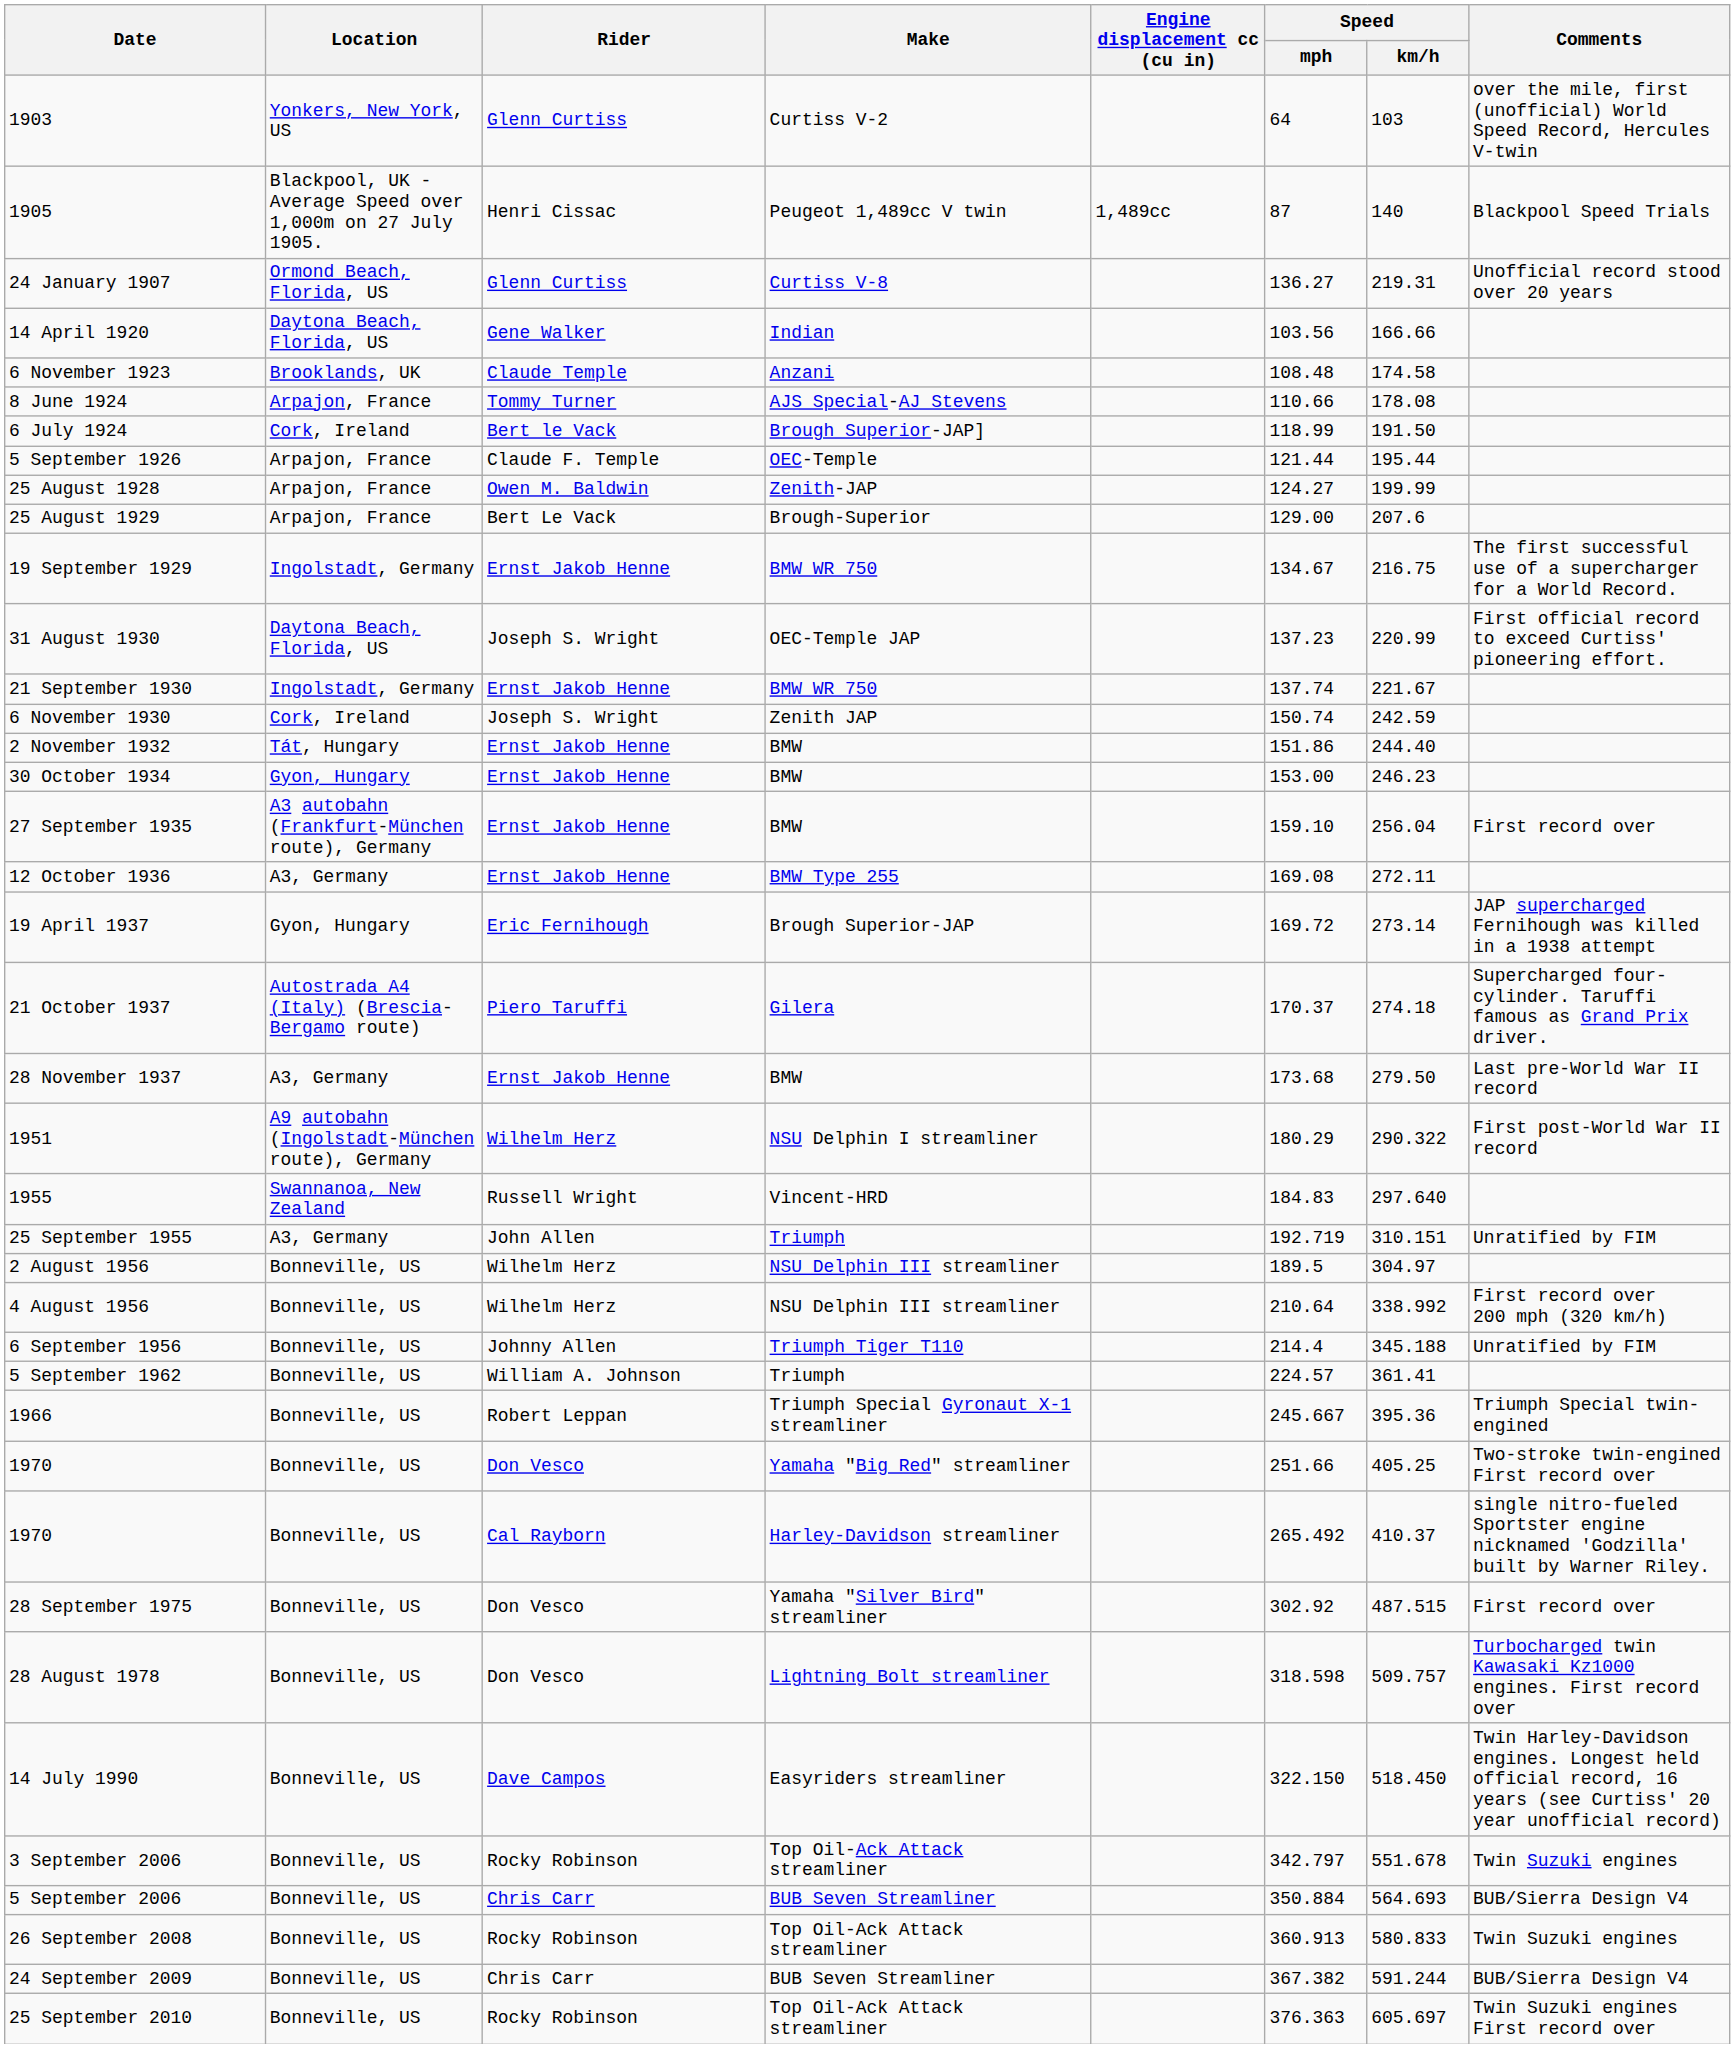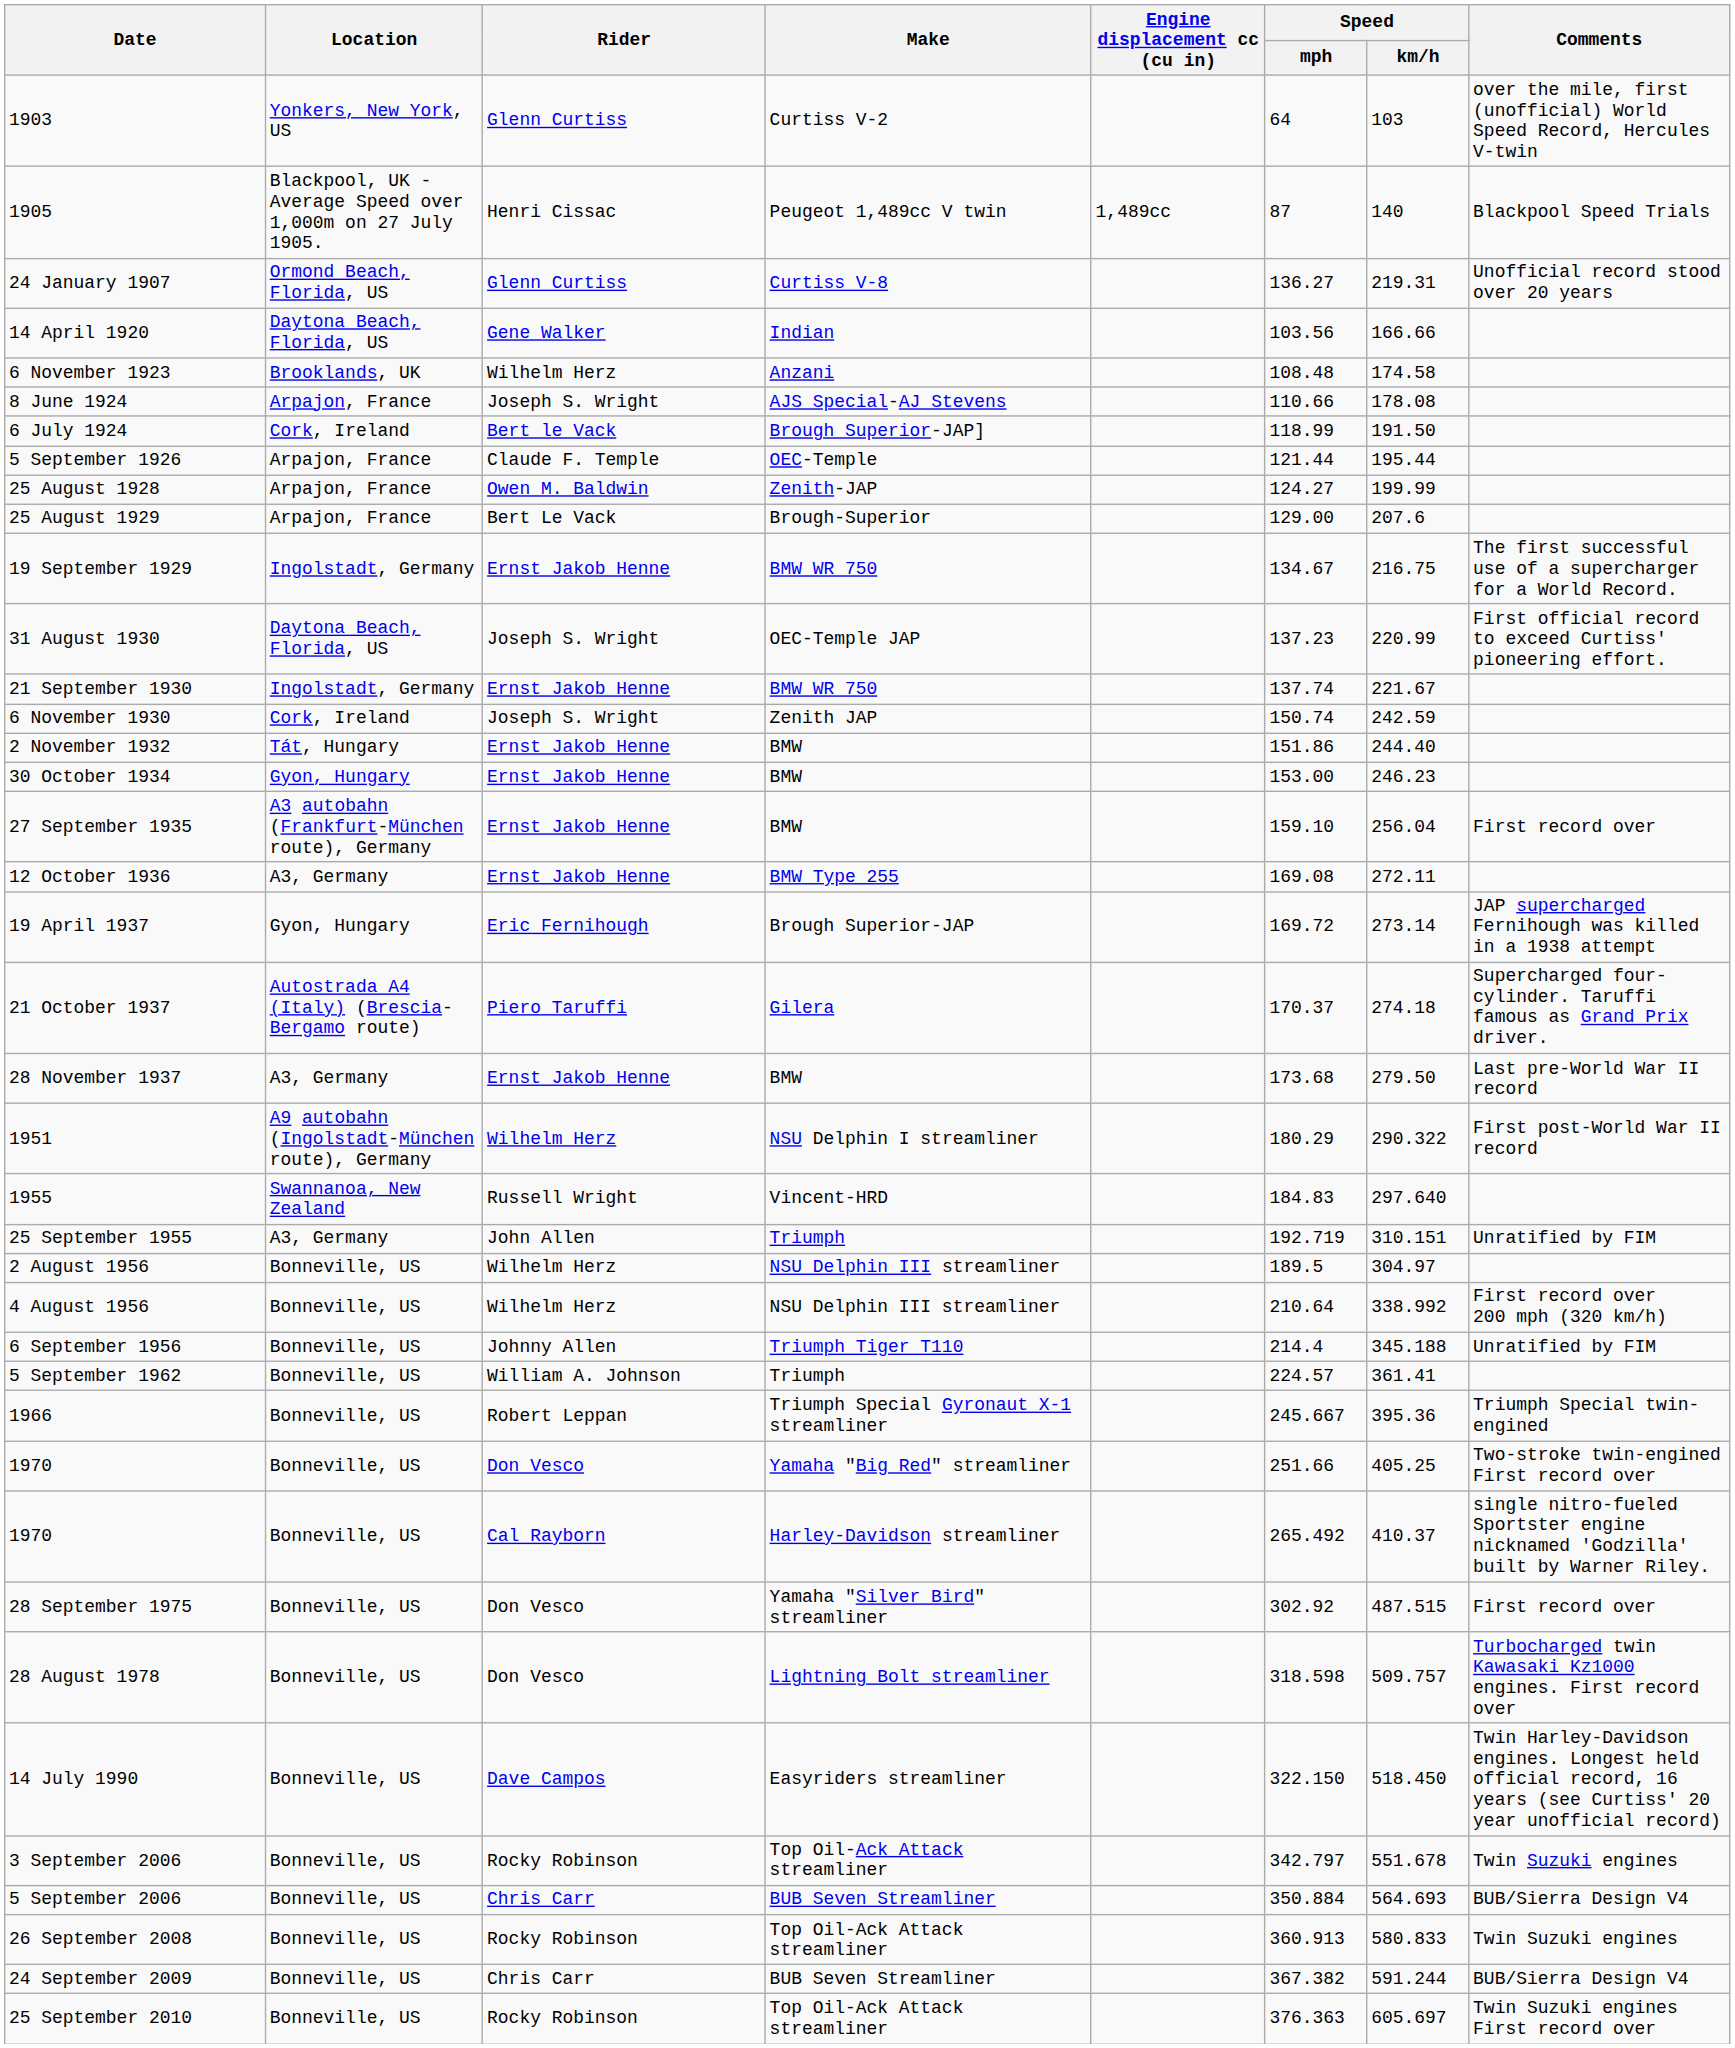(557, 373) Claude Temple -> (552, 373) Wilhelm Herz
(552, 402) Tommy Turner -> (573, 402) Joseph S. Wright
